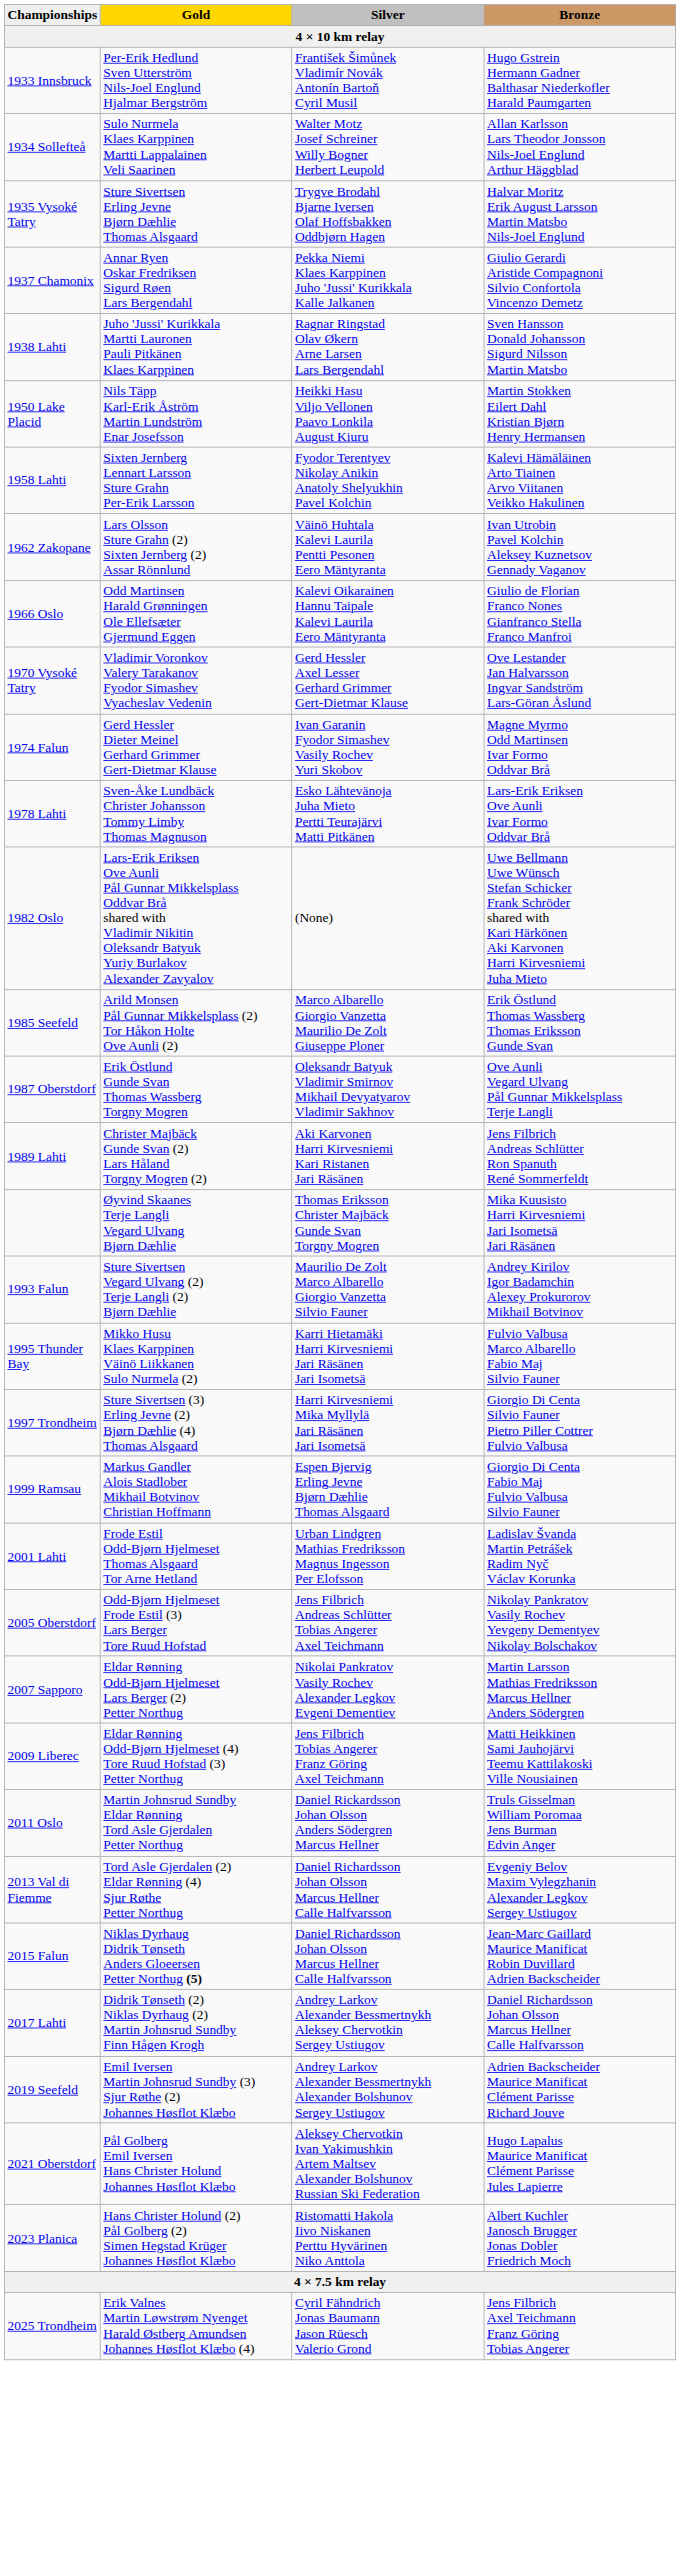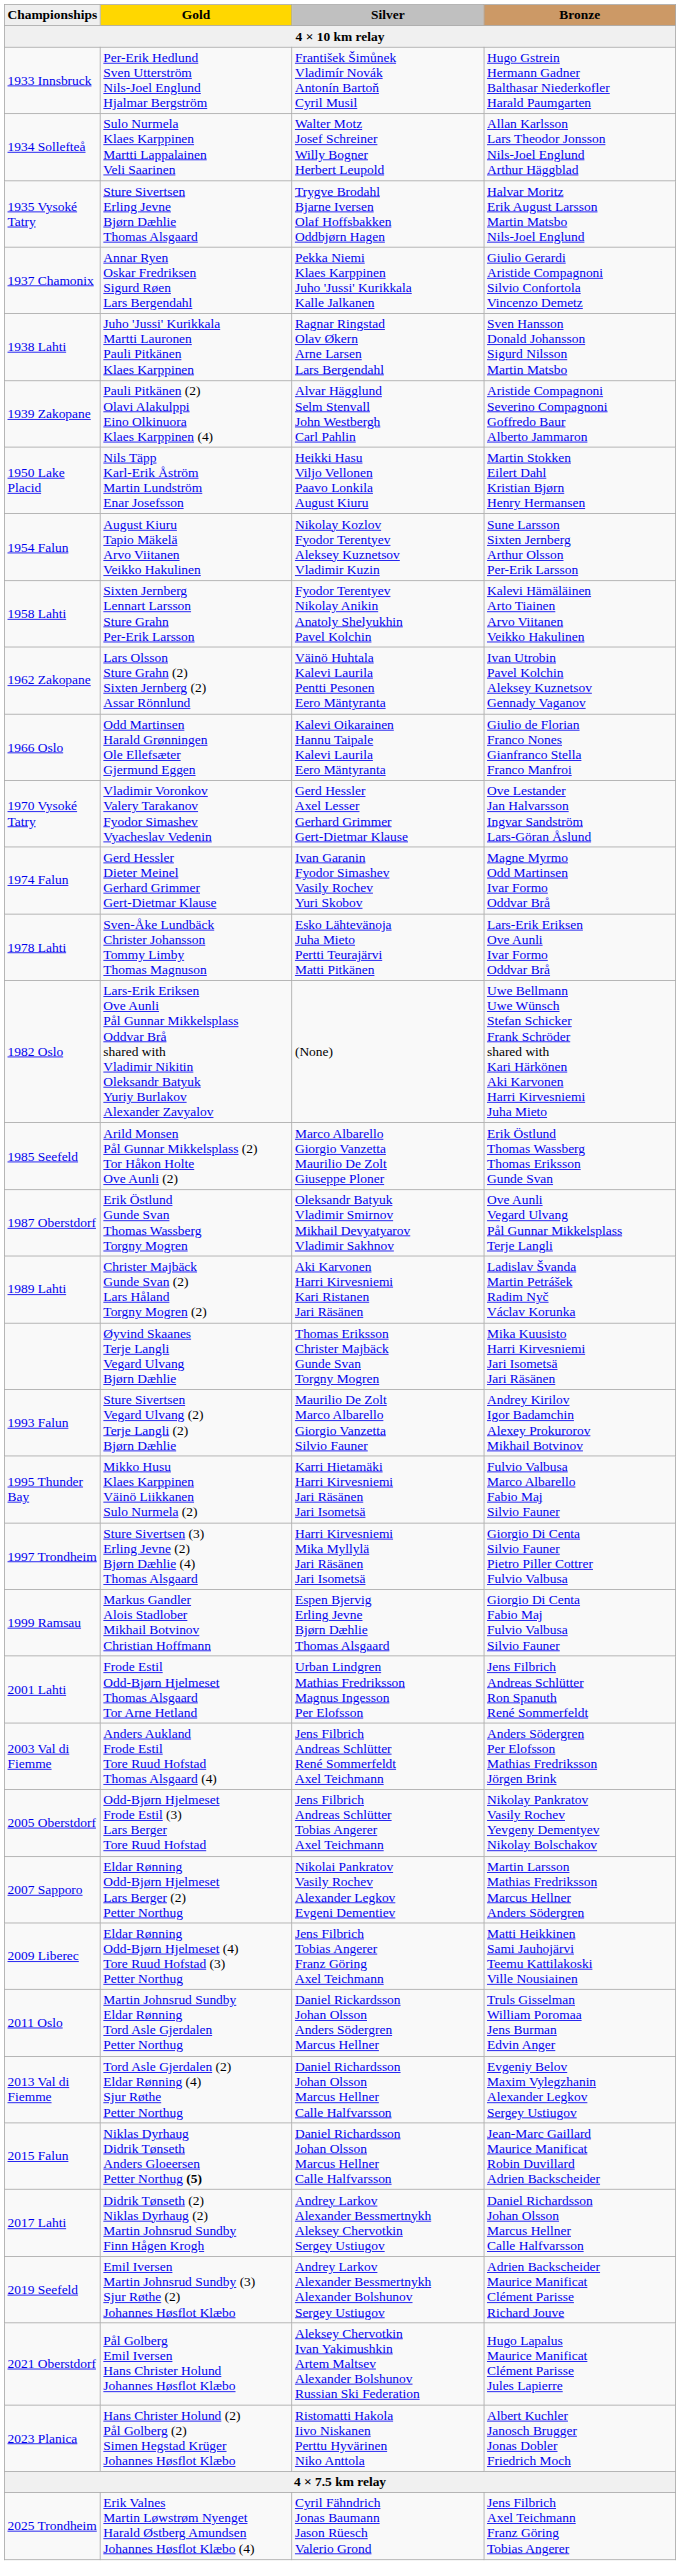+ row: (49, 413)
+ row: (38, 547)
(538, 1156) Jens Filbrich Andreas Schlütter Ron Spanuth René Sommerfeldt -> (532, 1289) Ladislav Švanda Martin Petrášek Radim Nyč Václav Korunka
(532, 1556) Ladislav Švanda Martin Petrášek Radim Nyč Václav Korunka -> (538, 1689) Jens Filbrich Andreas Schlütter Ron Spanuth René Sommerfeldt
+ row: (38, 1756)
